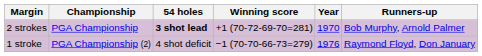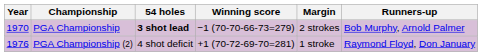columns swapped: (328, 12) <-> (27, 12)
(264, 28) +1 (70-72-69-70=281) -> (246, 28) −1 (70-70-66-73=279)
(264, 43) −1 (70-70-66-73=279) -> (246, 43) +1 (70-72-69-70=281)
